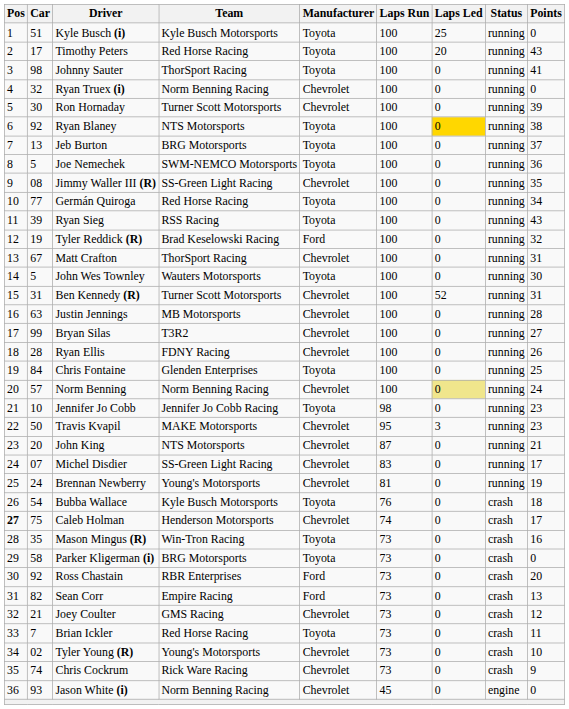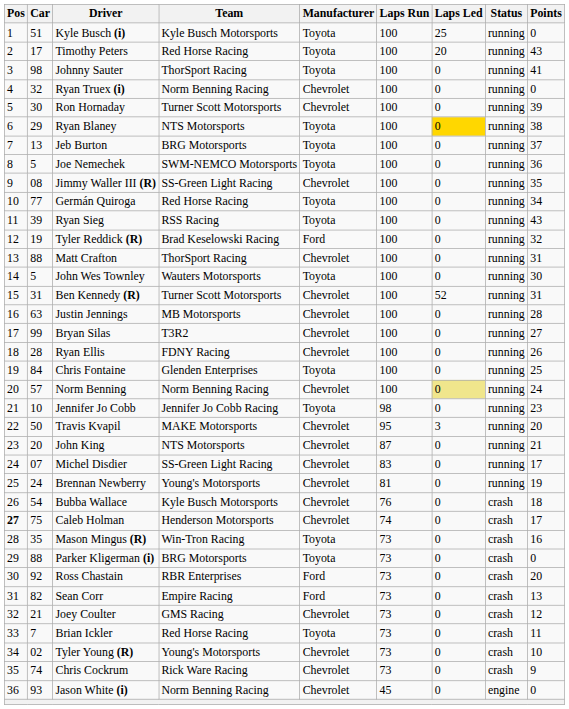(36, 126) 92 -> (36, 126) 29
(36, 257) 67 -> (36, 257) 88
(536, 426) 23 -> (536, 426) 20
(319, 502) Toyota -> (326, 502) Chevrolet
(36, 558) 58 -> (36, 558) 88
